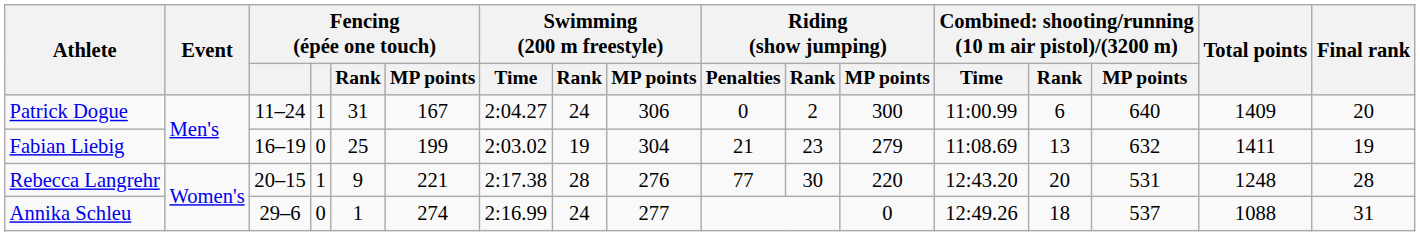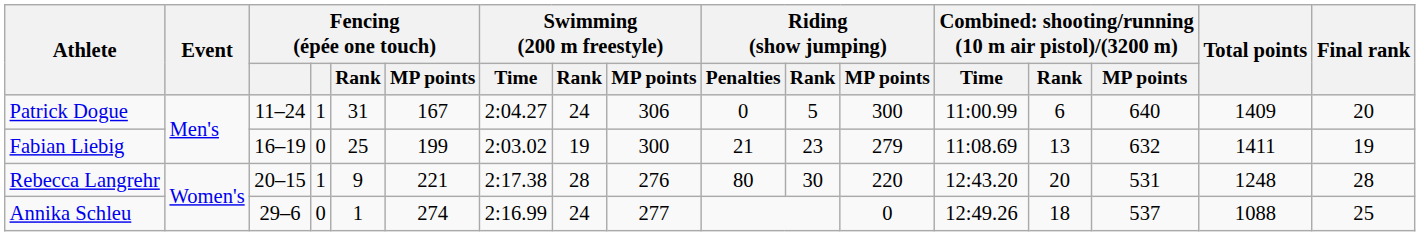(813, 112) 2 -> (813, 112) 5
(654, 146) 304 -> (654, 146) 300
(743, 180) 77 -> (743, 180) 80
(1364, 214) 31 -> (1364, 214) 25
